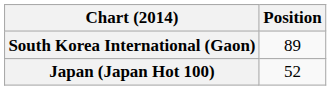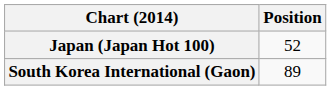rows swapped: (132, 71) <-> (132, 44)
